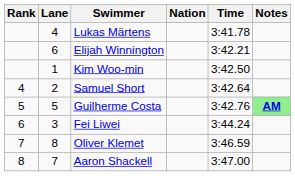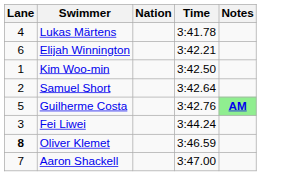- column: (21, 13)
(55, 143) normal -> (21, 143) bold
